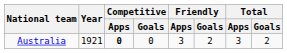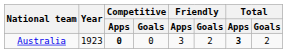(92, 41) 1921 -> (92, 41) 1923
(238, 41) normal -> (238, 41) bold
